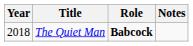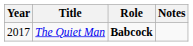(19, 31) 2018 -> (19, 31) 2017
